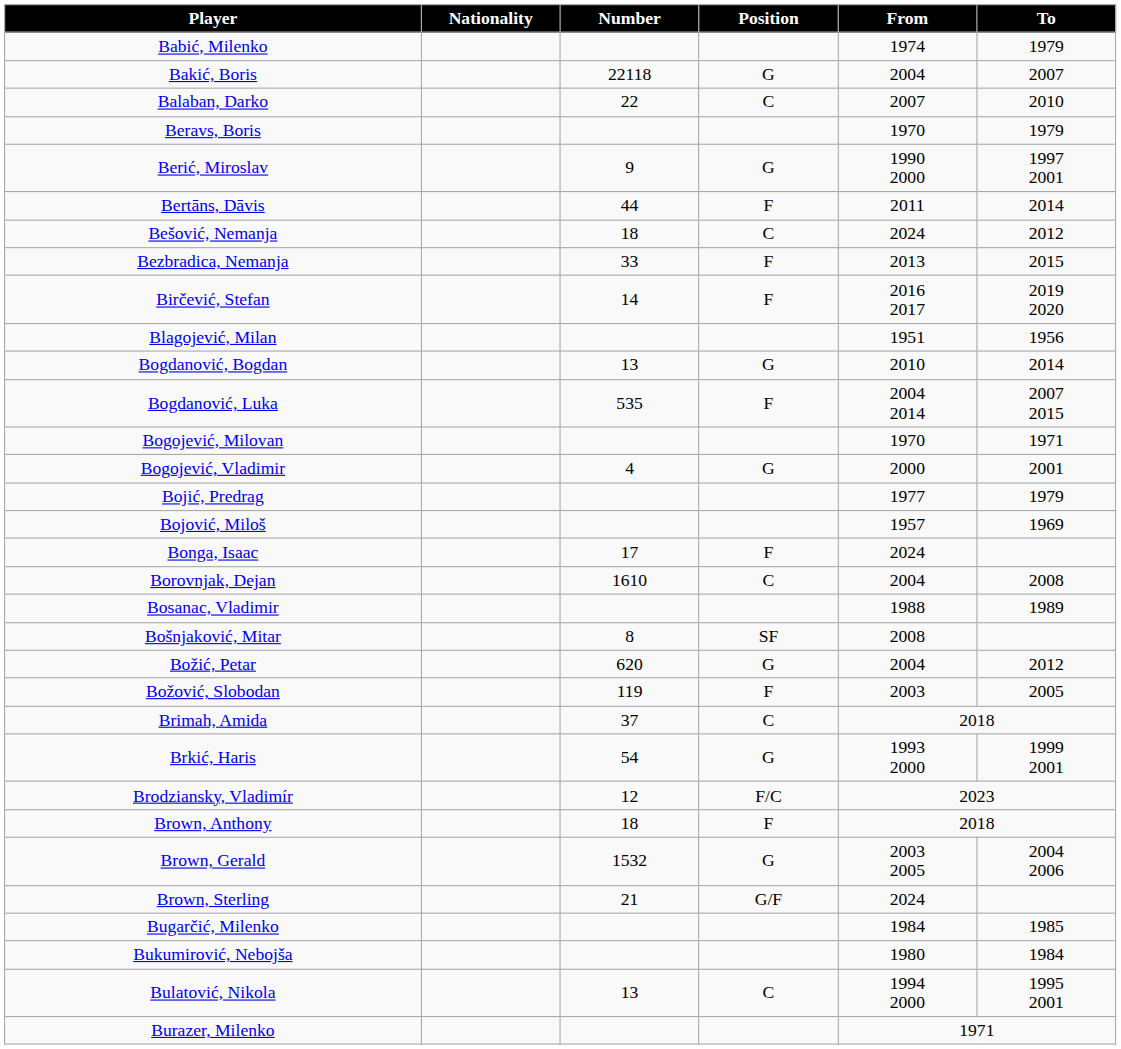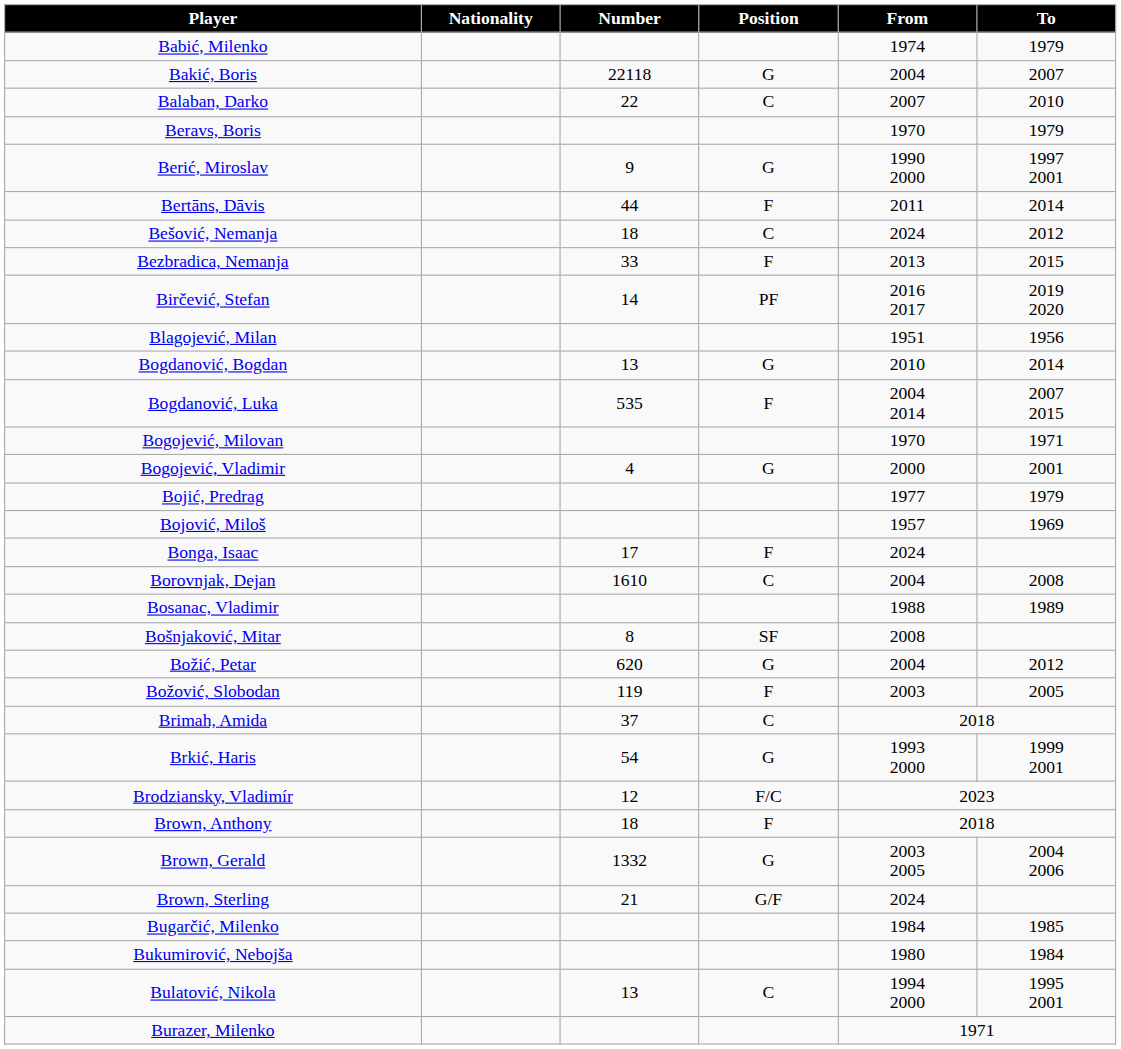(768, 299) F -> (768, 299) PF
(630, 861) 1532 -> (630, 861) 1332
